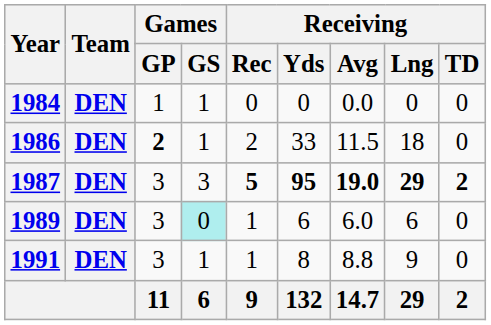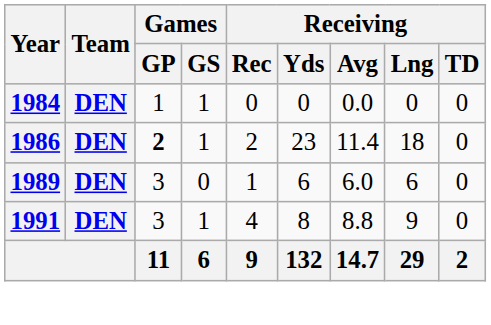(304, 142) 33 -> (304, 142) 23
(358, 142) 11.5 -> (358, 142) 11.4
- row: (35, 181)
(204, 220) paleturquoise background -> (204, 181) no background
(252, 260) 1 -> (252, 220) 4
